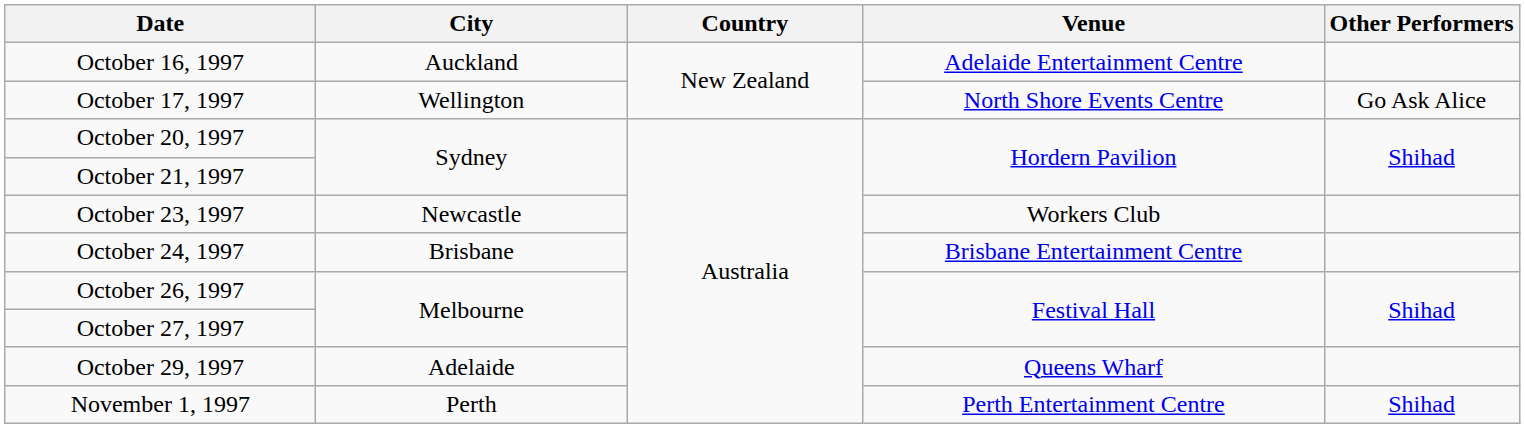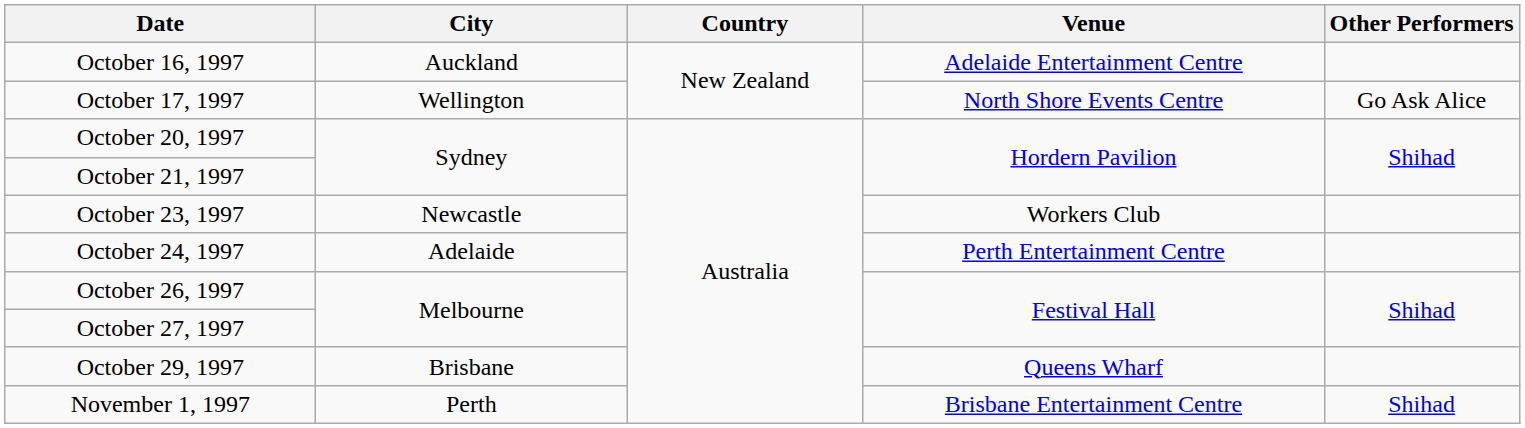(471, 251) Brisbane -> (471, 251) Adelaide
(1093, 251) Brisbane Entertainment Centre -> (1093, 251) Perth Entertainment Centre
(471, 366) Adelaide -> (471, 366) Brisbane
(1093, 404) Perth Entertainment Centre -> (1093, 404) Brisbane Entertainment Centre
